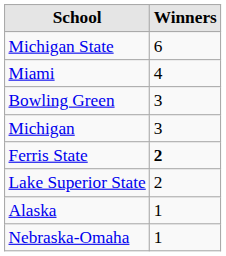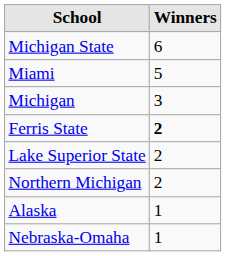(158, 73) 4 -> (158, 73) 5
- row: (62, 100)
+ row: (75, 182)
